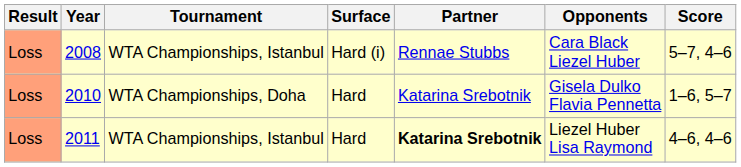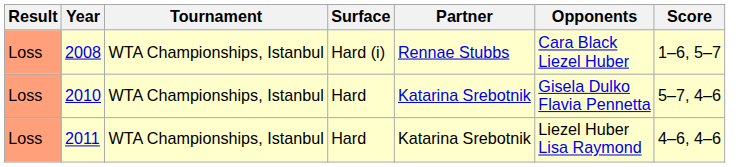(700, 52) 5–7, 4–6 -> (690, 52) 1–6, 5–7
(207, 95) WTA Championships, Doha -> (216, 95) WTA Championships, Istanbul
(700, 95) 1–6, 5–7 -> (690, 95) 5–7, 4–6
(470, 139) bold -> (464, 139) normal
